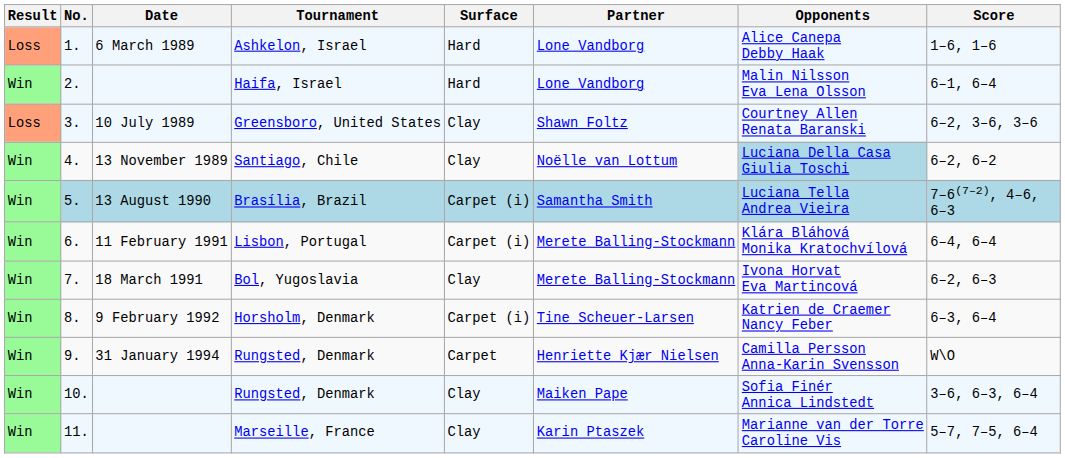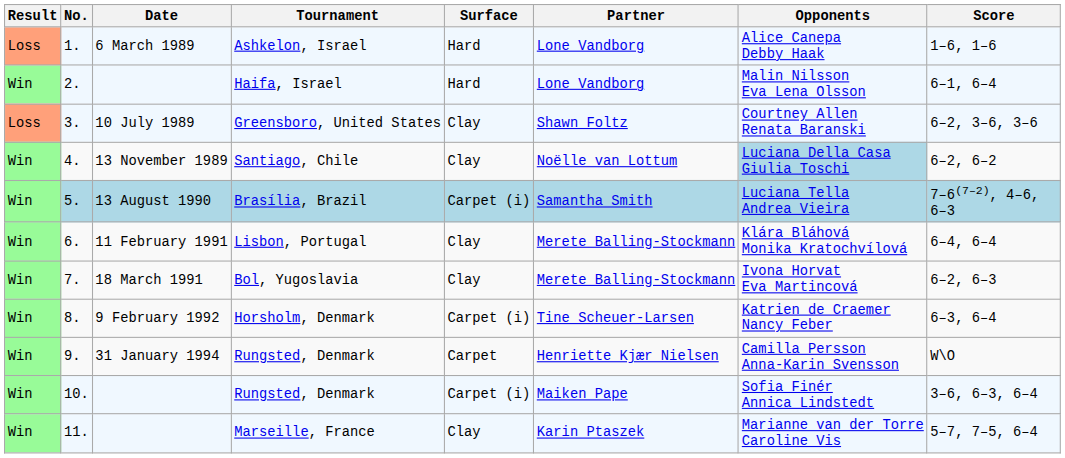(489, 241) Carpet (i) -> (464, 241) Clay
(464, 395) Clay -> (489, 395) Carpet (i)
